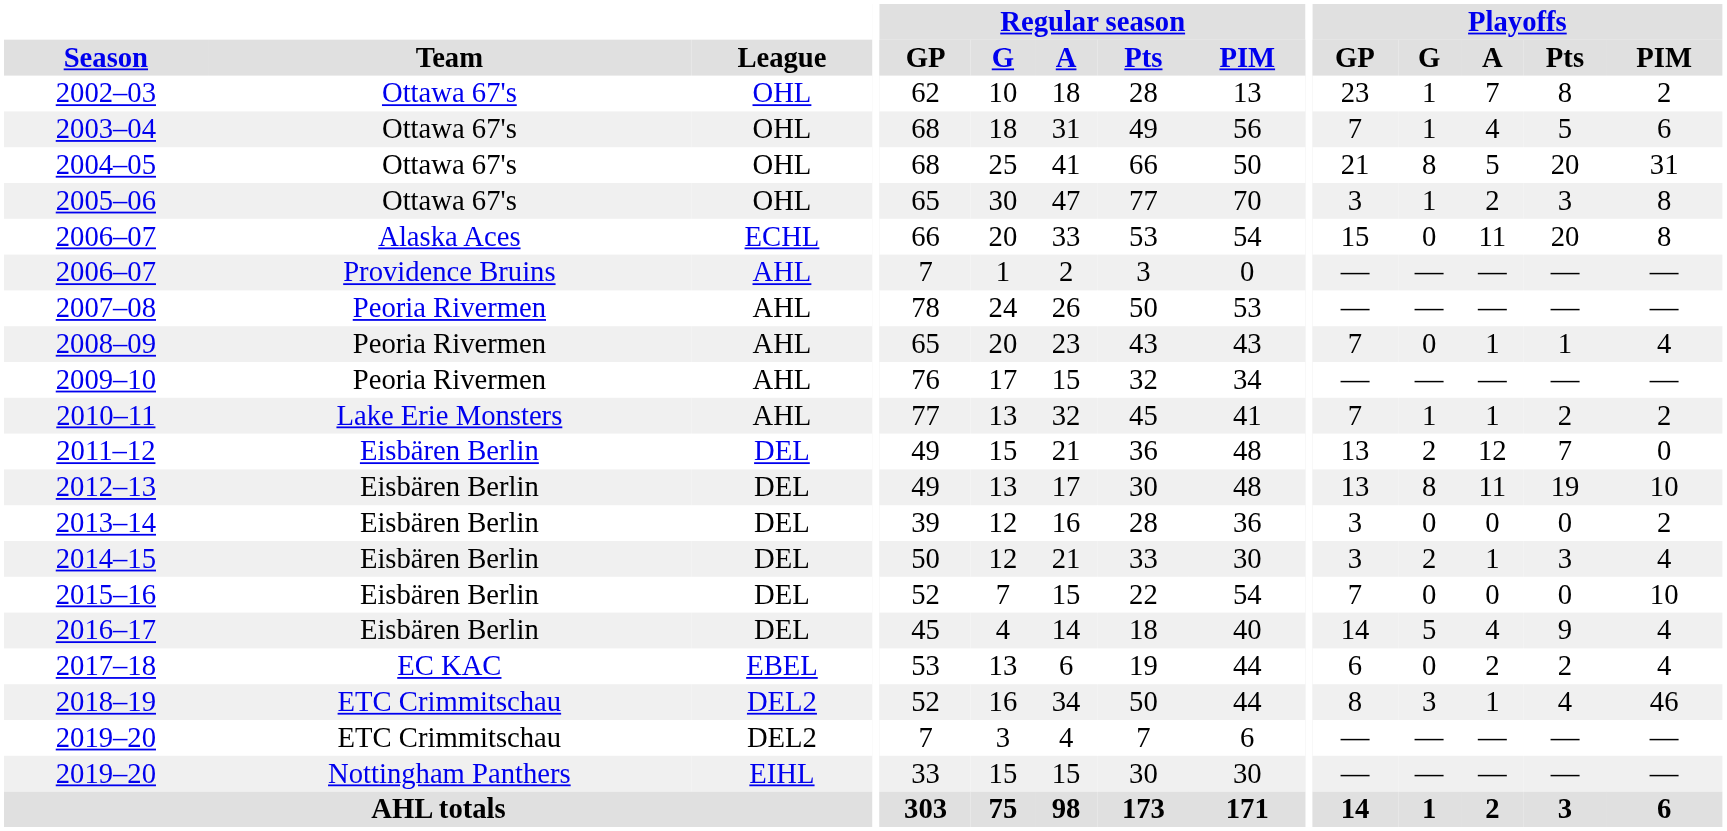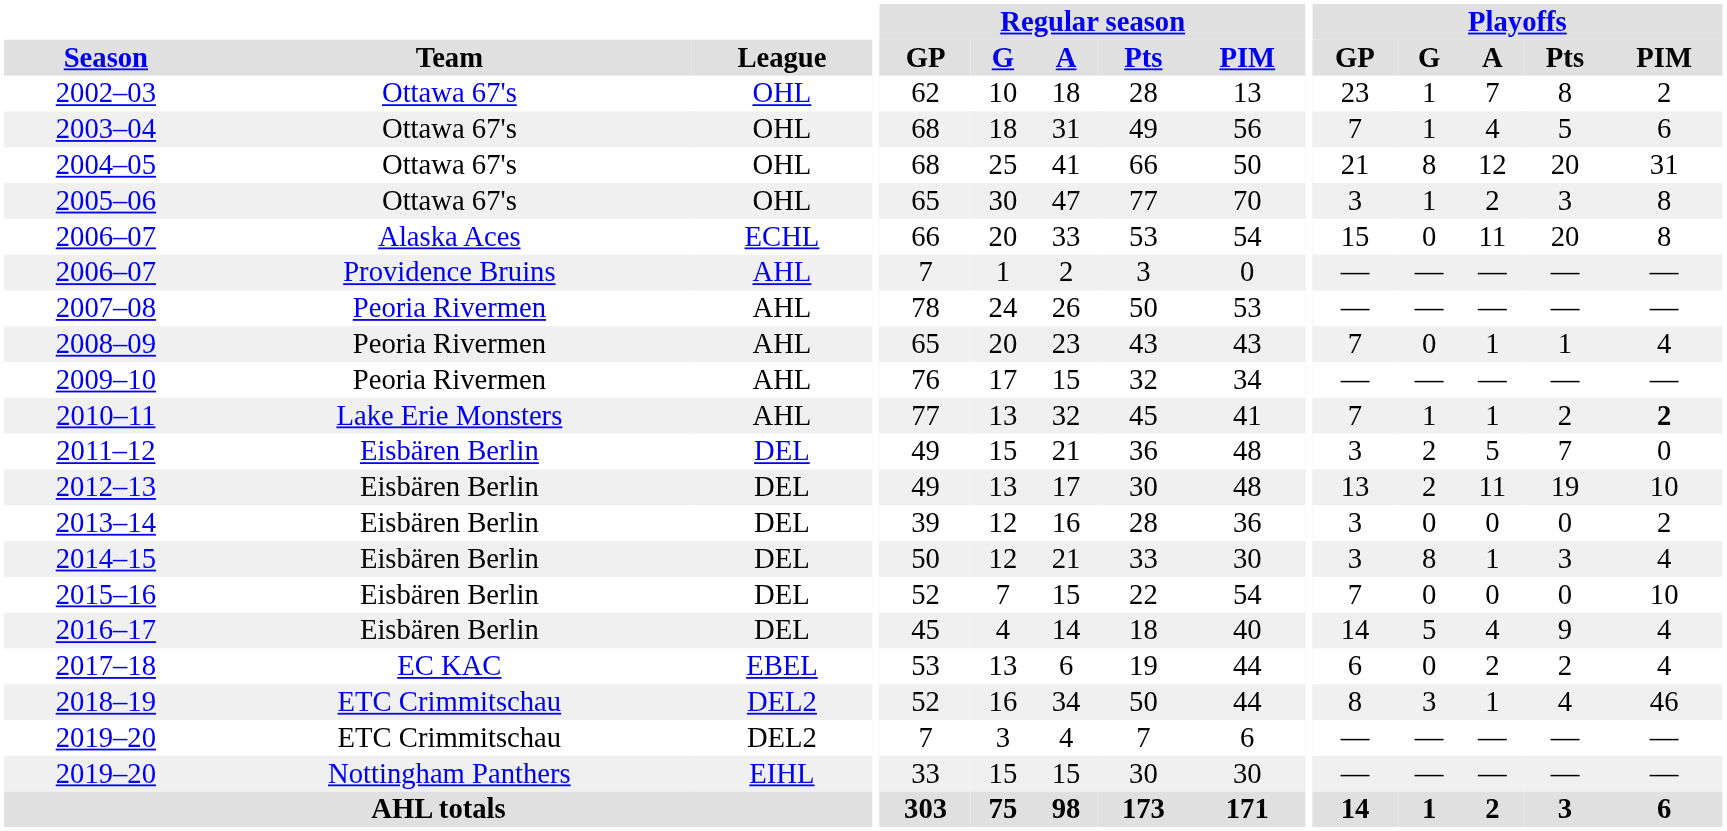(1492, 164) 5 -> (1492, 164) 12
(1664, 415) normal -> (1664, 415) bold
(1355, 451) 13 -> (1355, 451) 3
(1492, 451) 12 -> (1492, 451) 5
(1429, 486) 8 -> (1429, 486) 2
(1429, 558) 2 -> (1429, 558) 8
